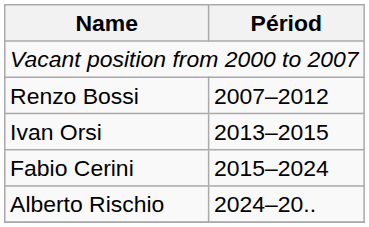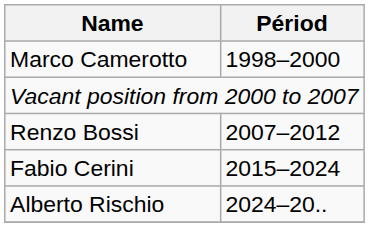+ row: (99, 59)
- row: (56, 132)
